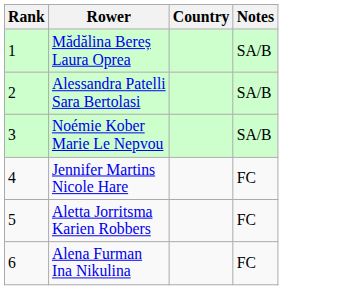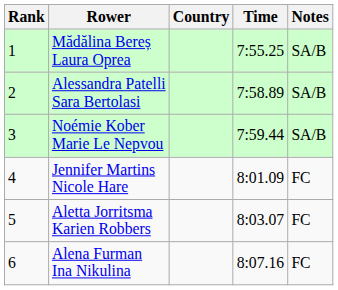+ column: (260, 16)
